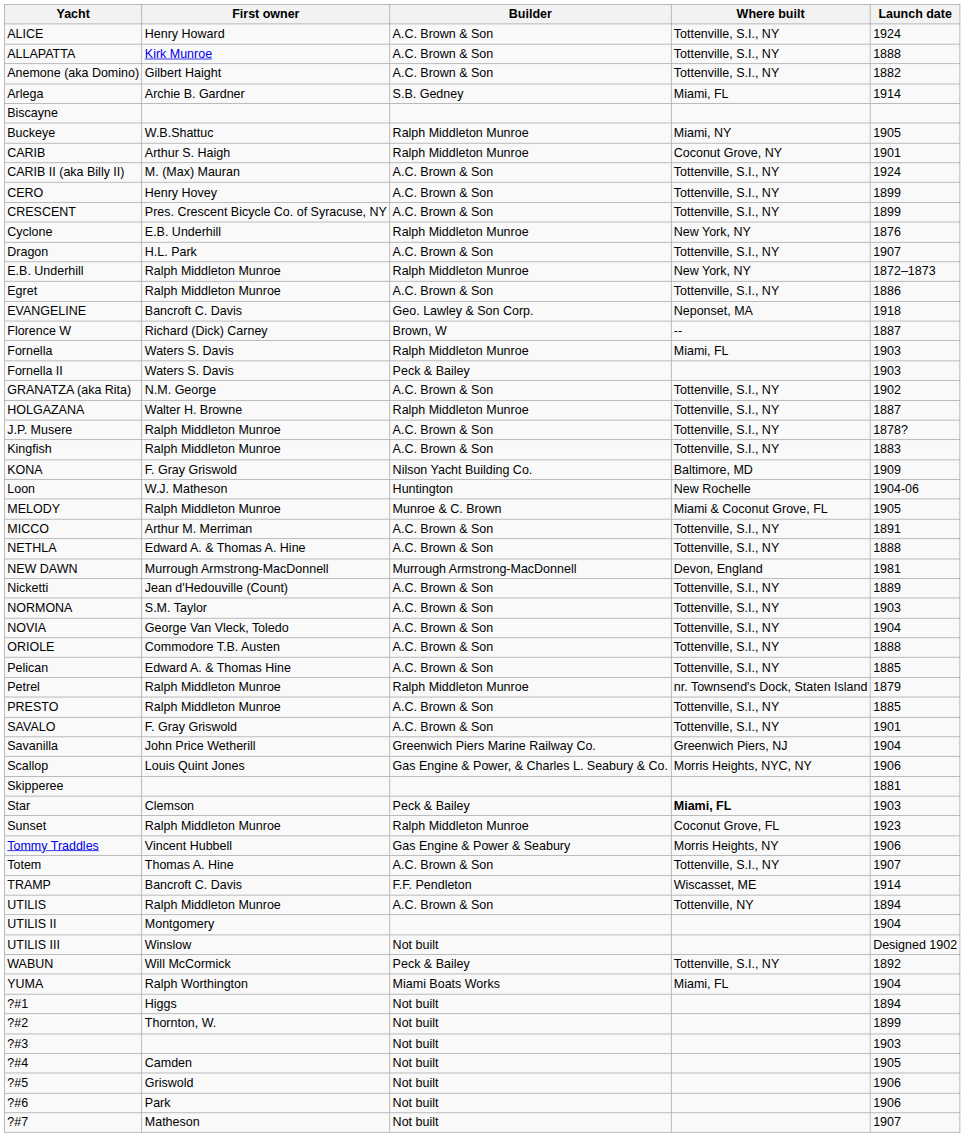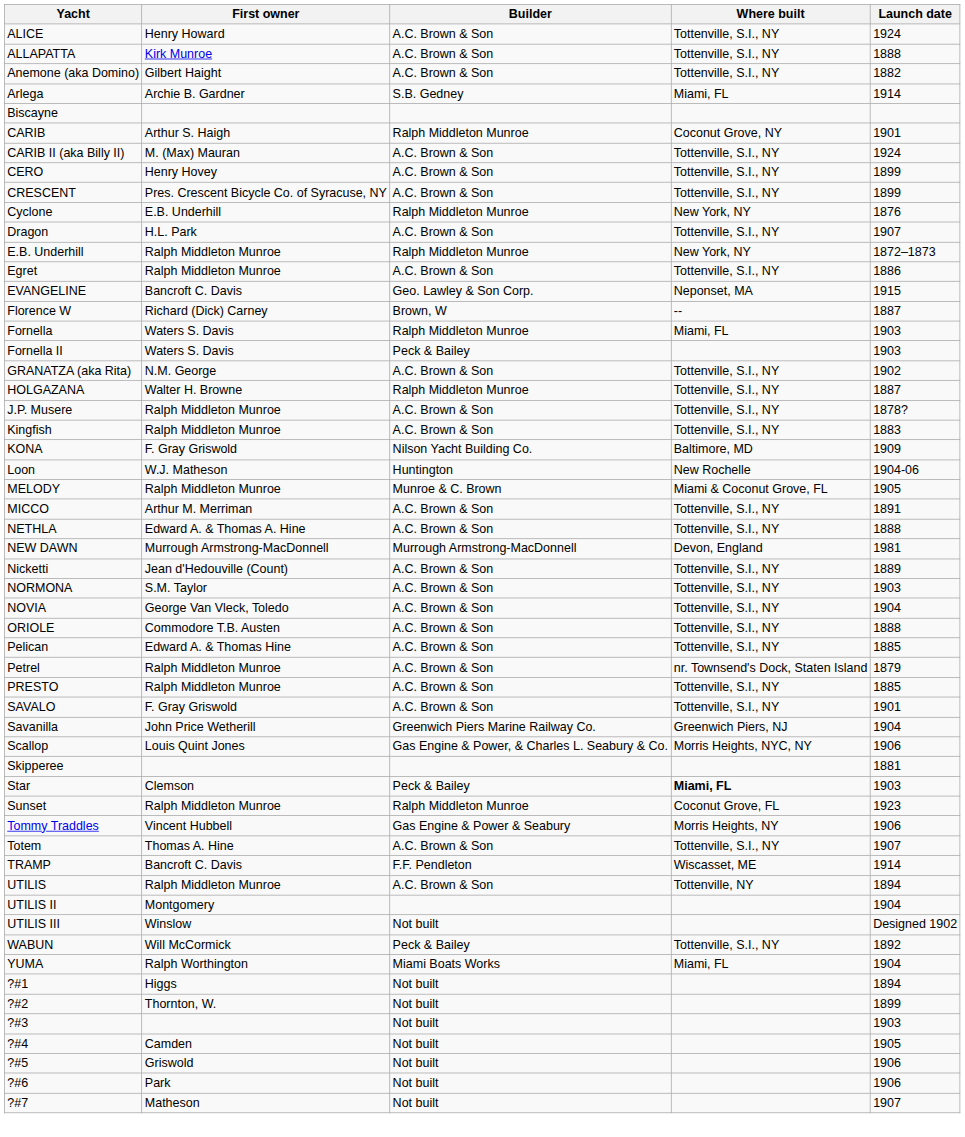- row: (31, 133)
(887, 311) 1918 -> (887, 291) 1915
(461, 687) Ralph Middleton Munroe -> (443, 667) A.C. Brown & Son
